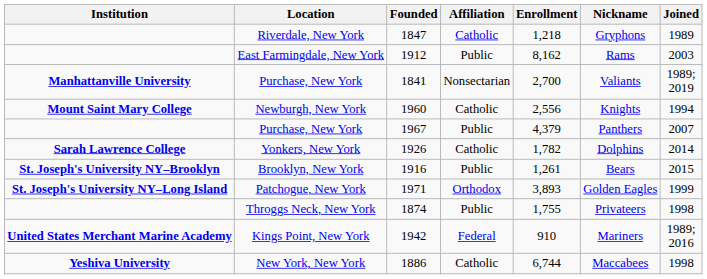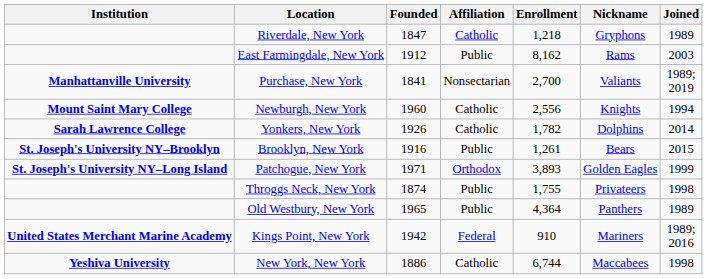- row: (311, 128)
+ row: (311, 209)
